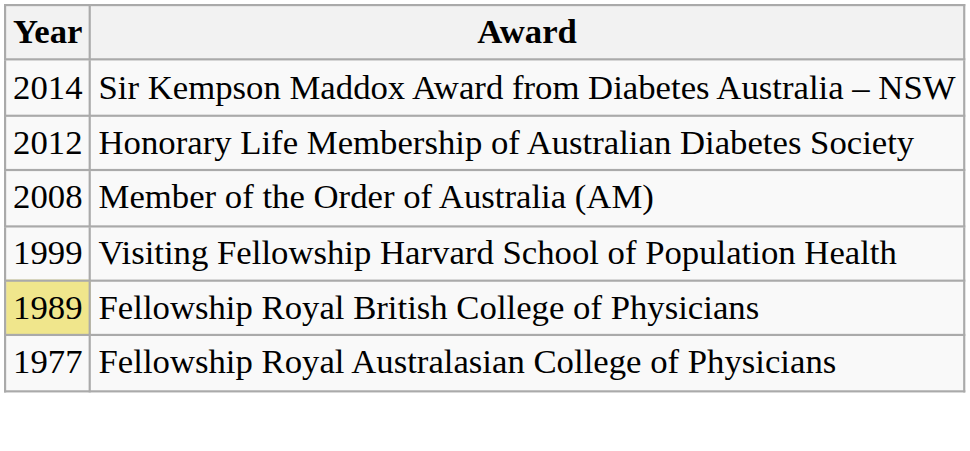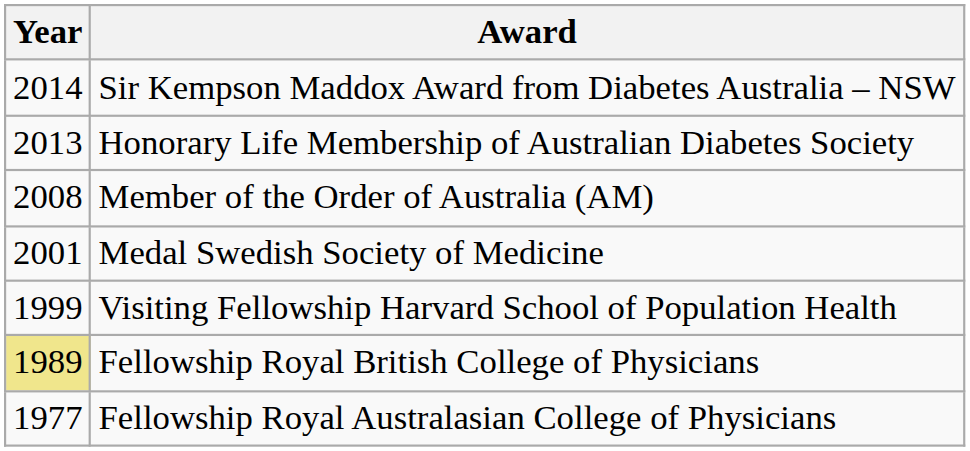(48, 142) 2012 -> (48, 142) 2013
+ row: (351, 252)
